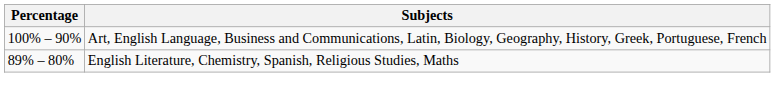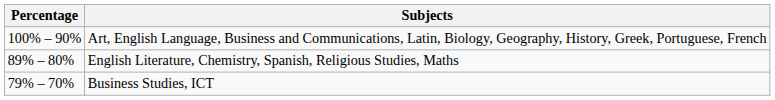+ row: (151, 83)
